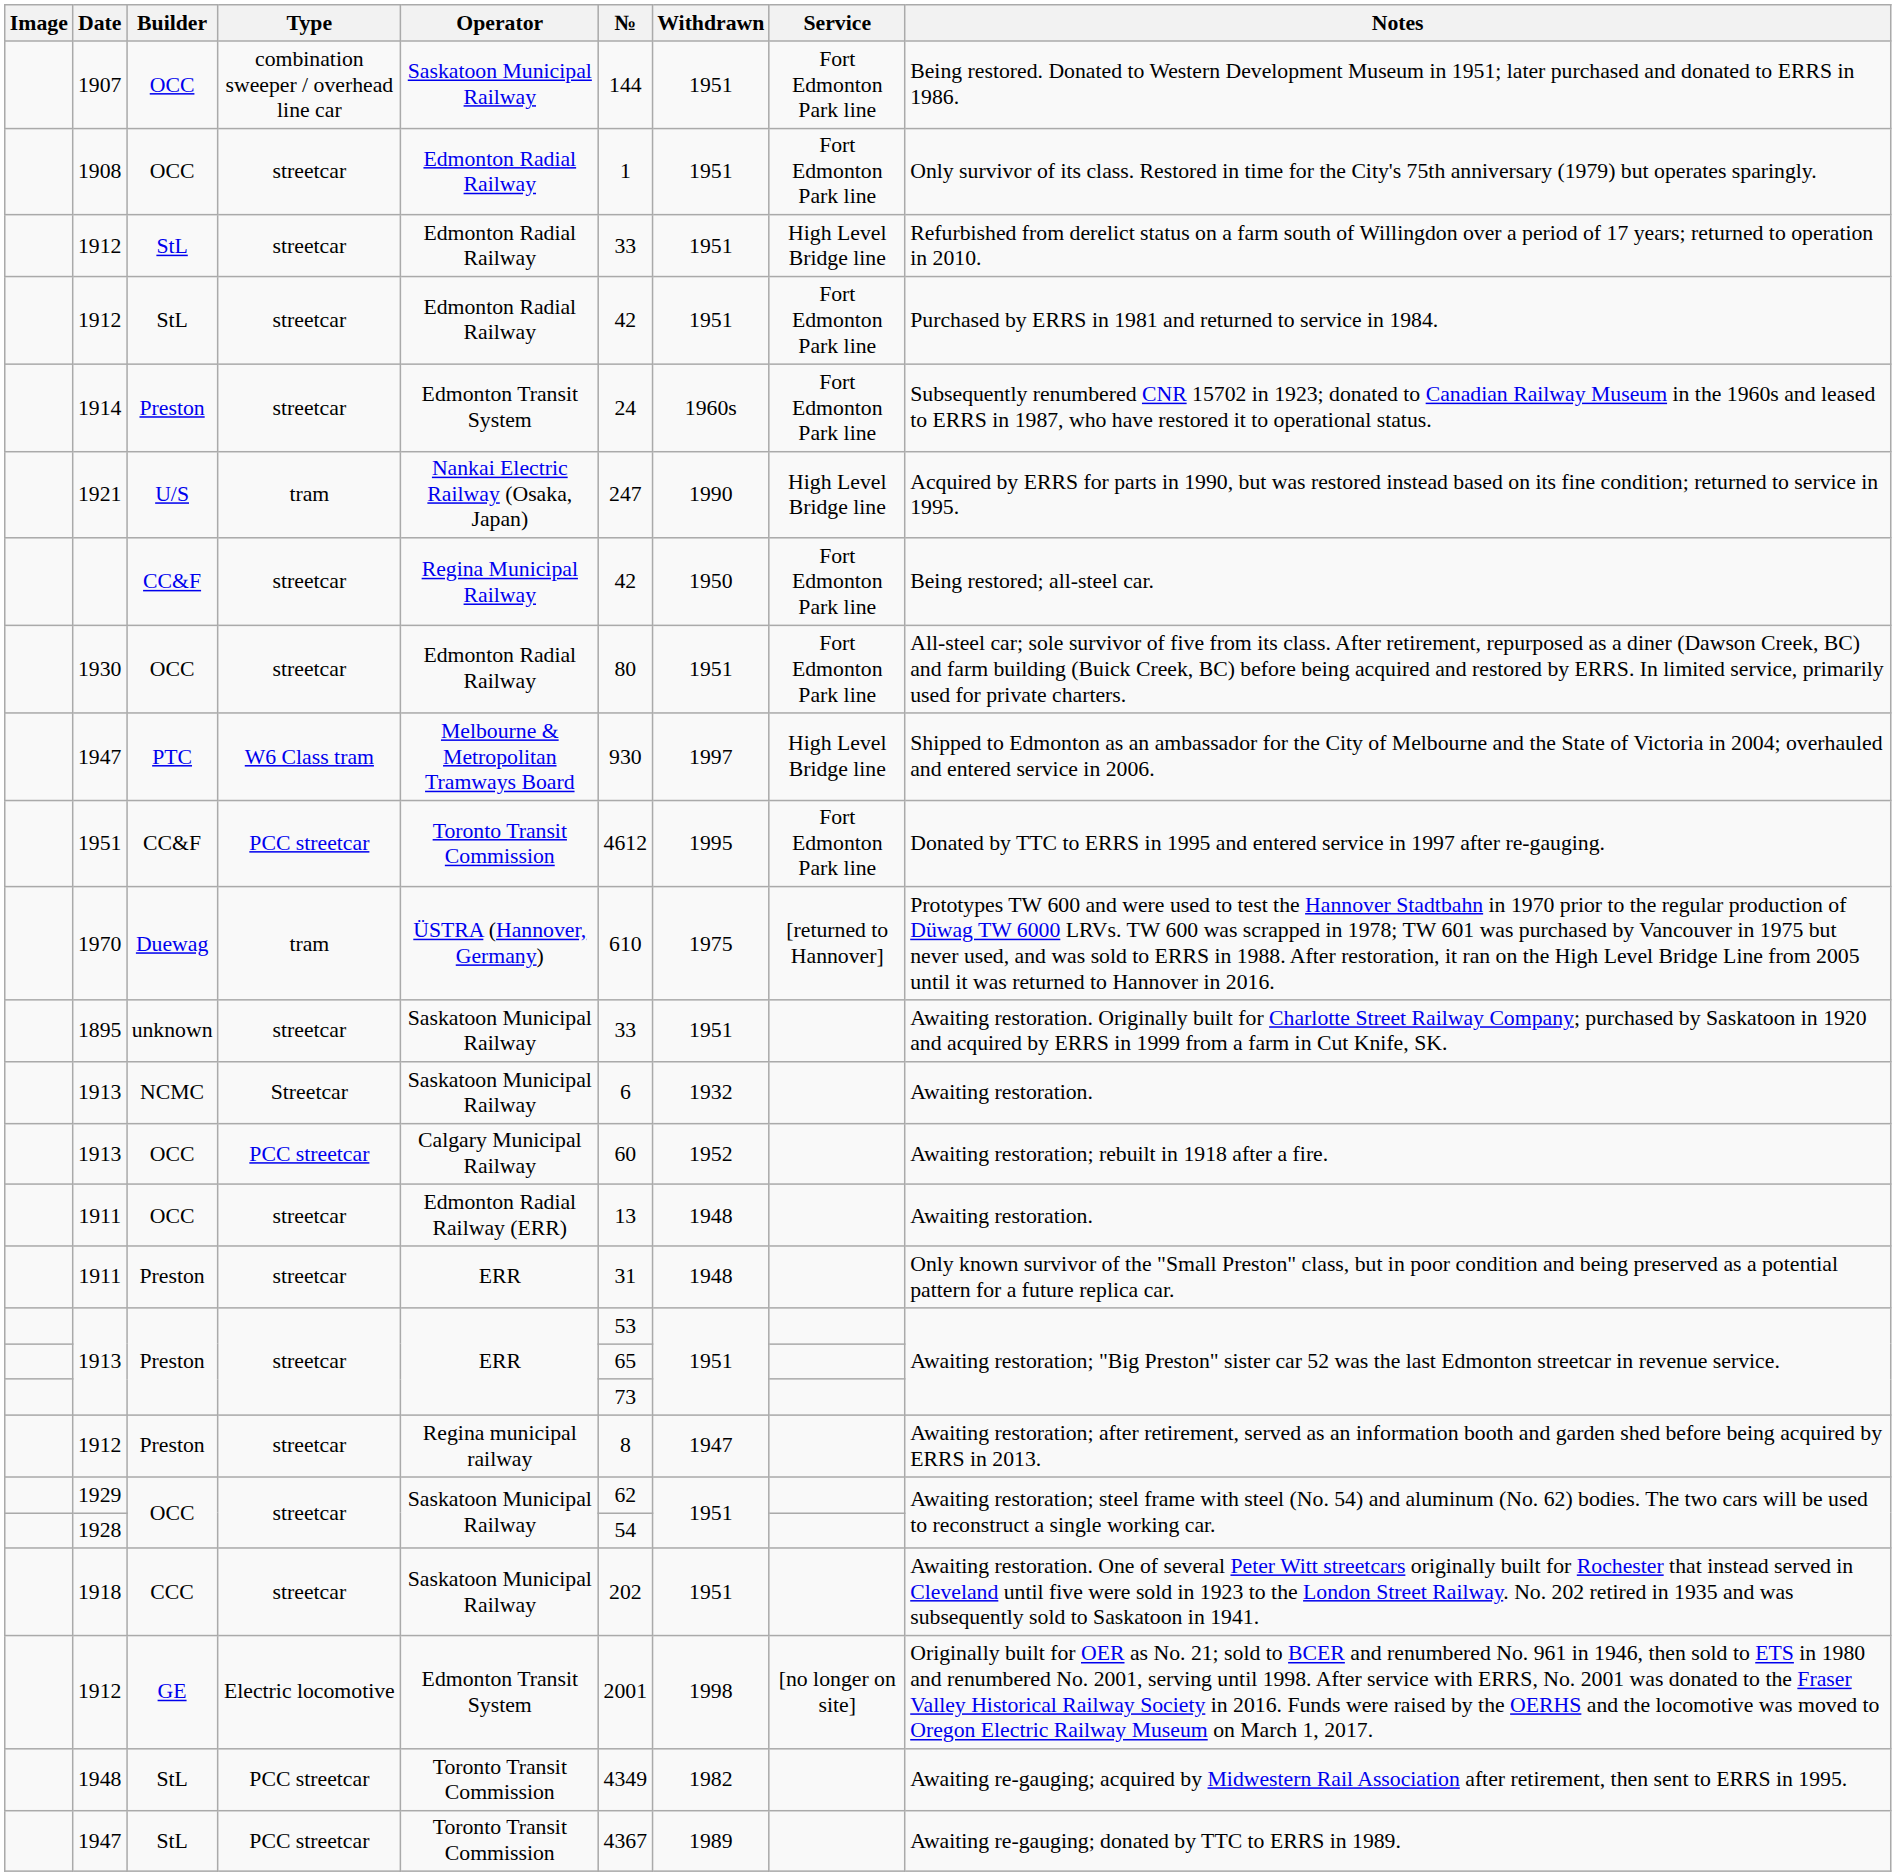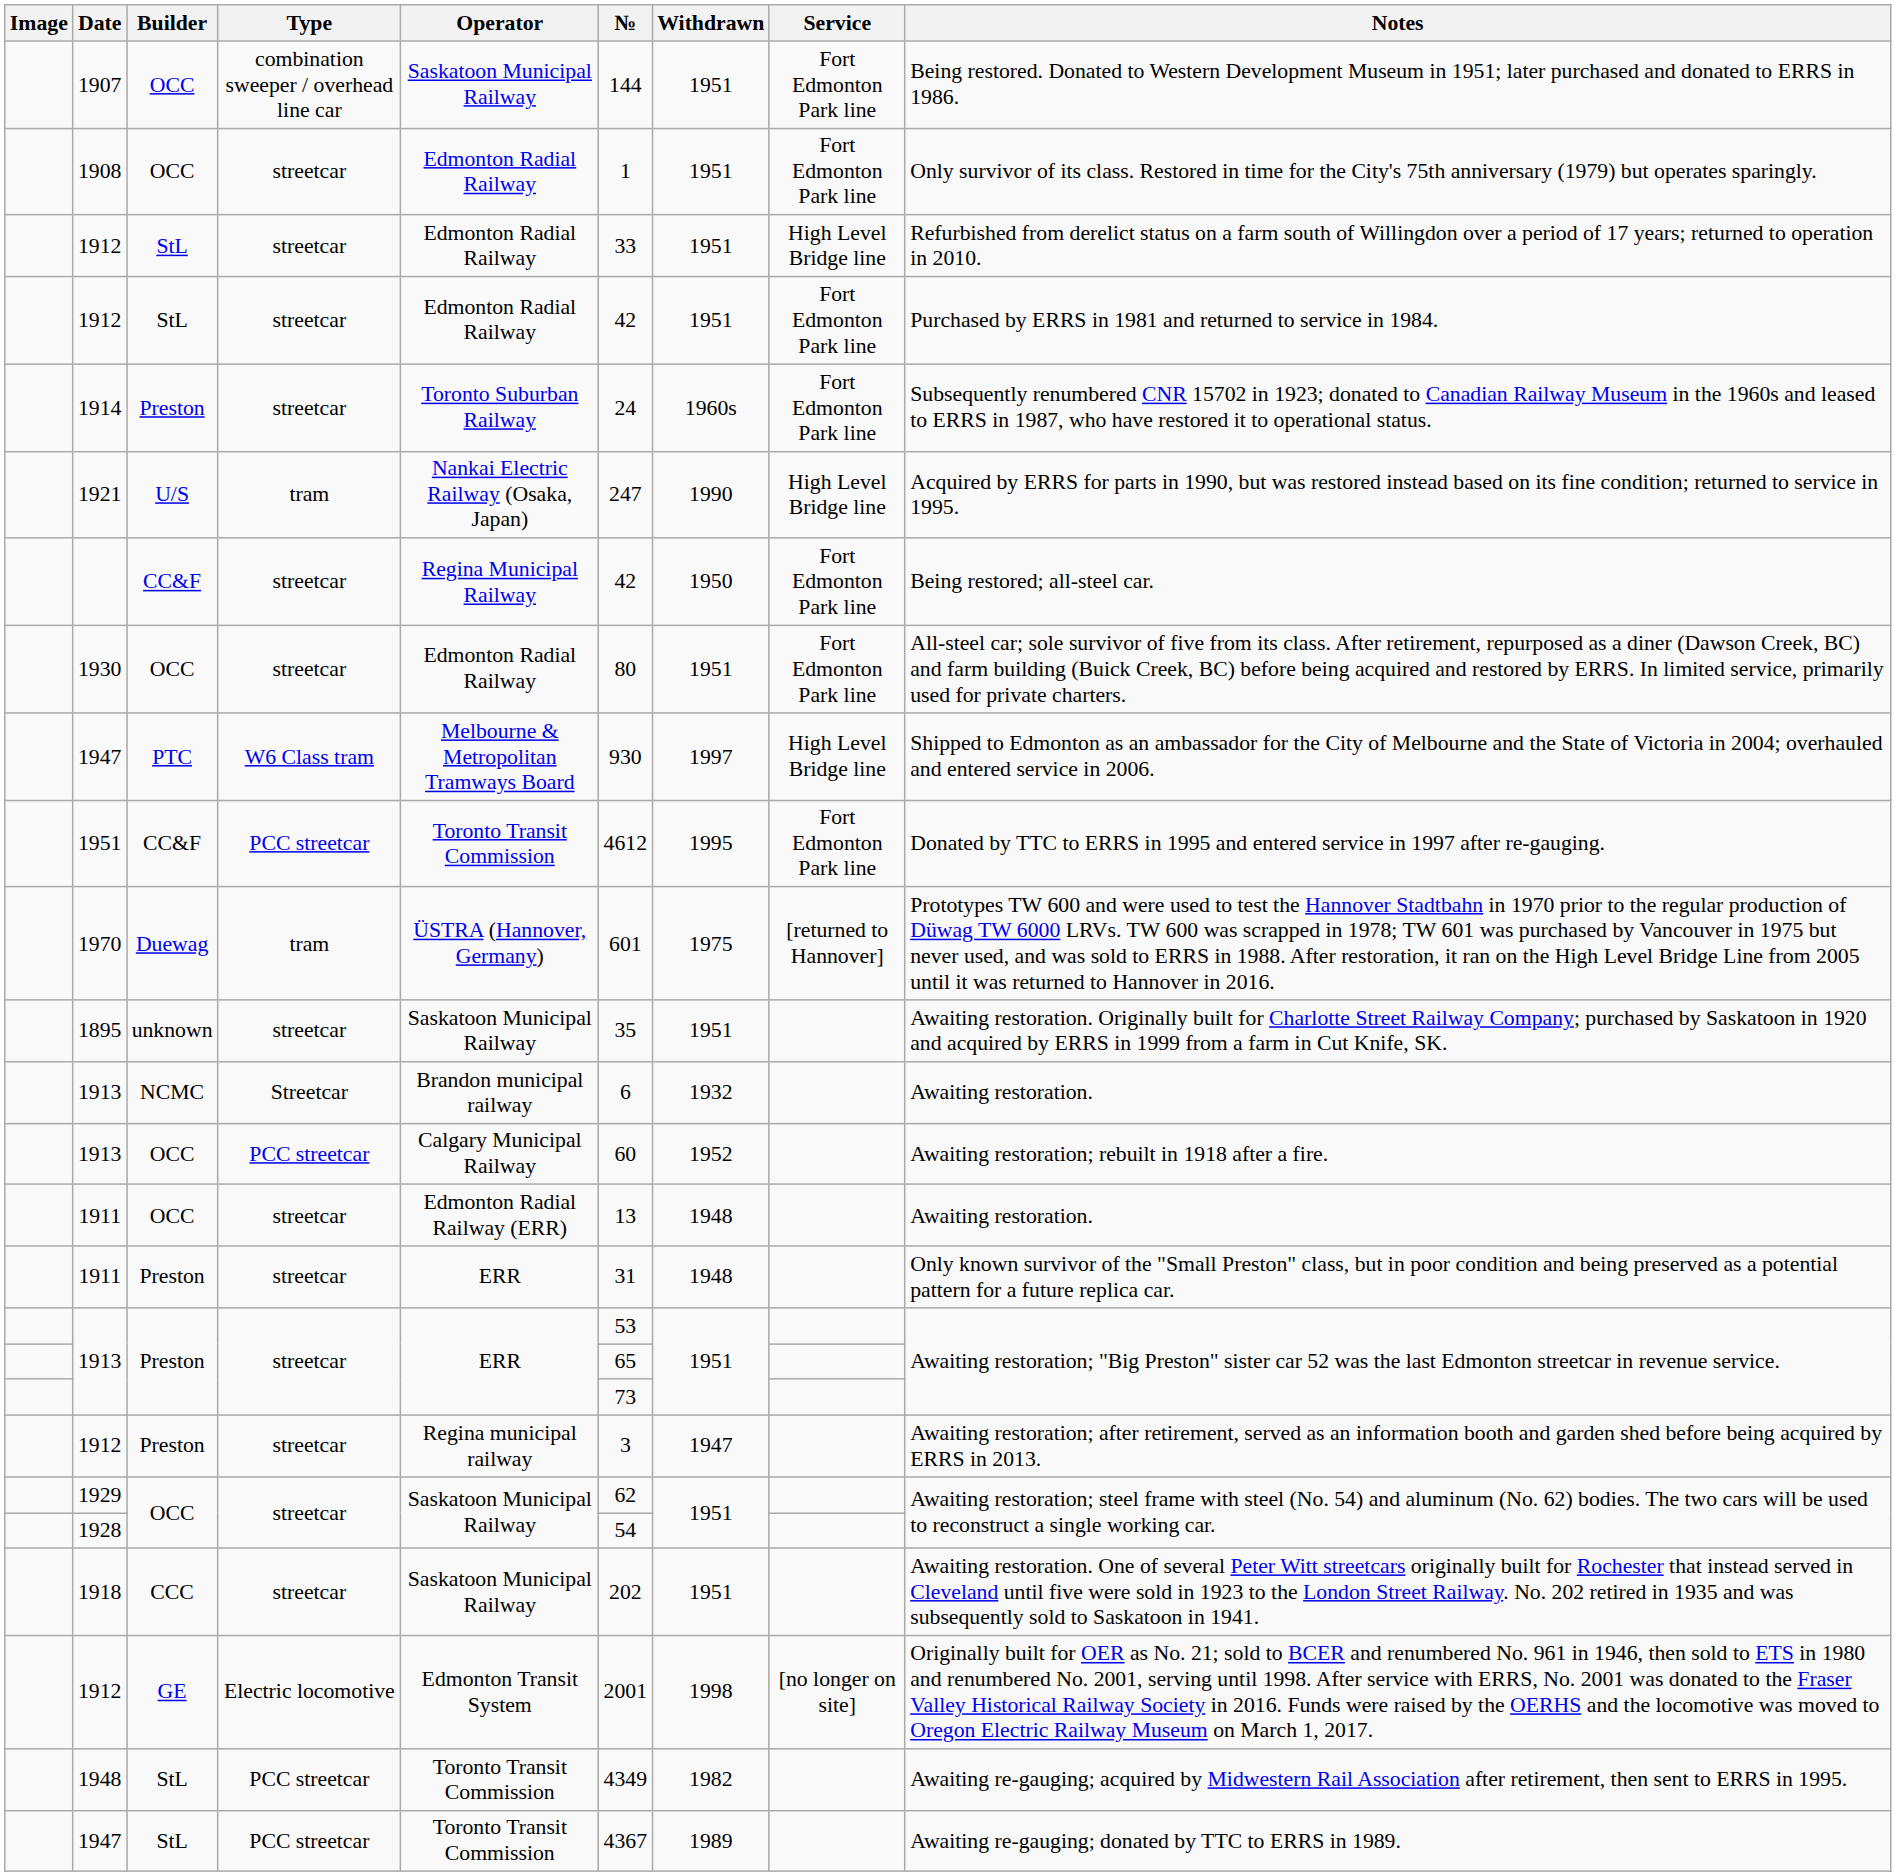(500, 407) Edmonton Transit System -> (500, 407) Toronto Suburban Railway
(625, 943) 610 -> (625, 943) 601
(625, 1030) 33 -> (625, 1030) 35
(500, 1092) Saskatoon Municipal Railway -> (500, 1092) Brandon municipal railway
(625, 1445) 8 -> (625, 1445) 3
